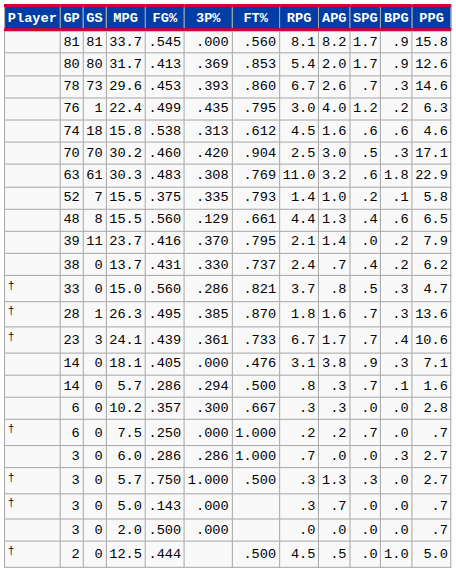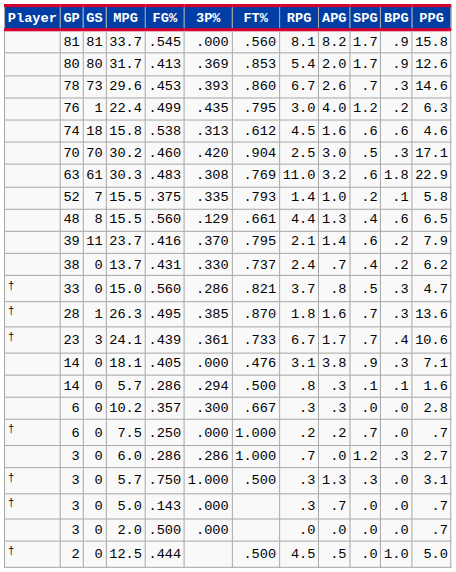(369, 242) .0 -> (369, 242) .6
(369, 386) .7 -> (369, 386) .1
(369, 457) .0 -> (365, 457) 1.2
(436, 481) 2.7 -> (436, 481) 3.1
